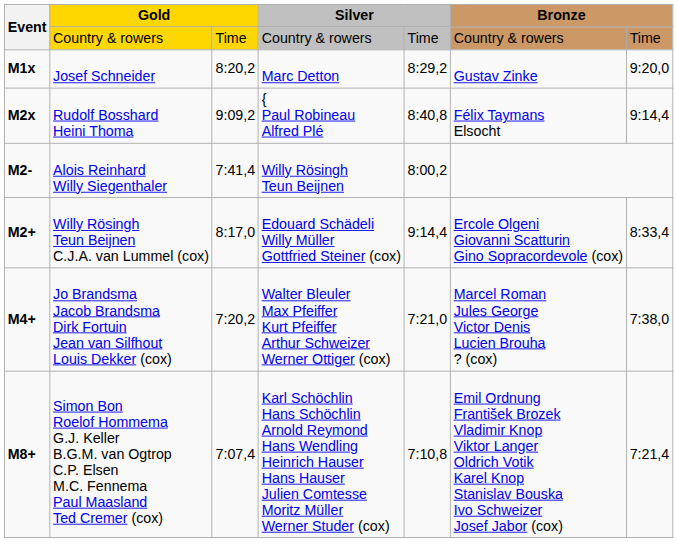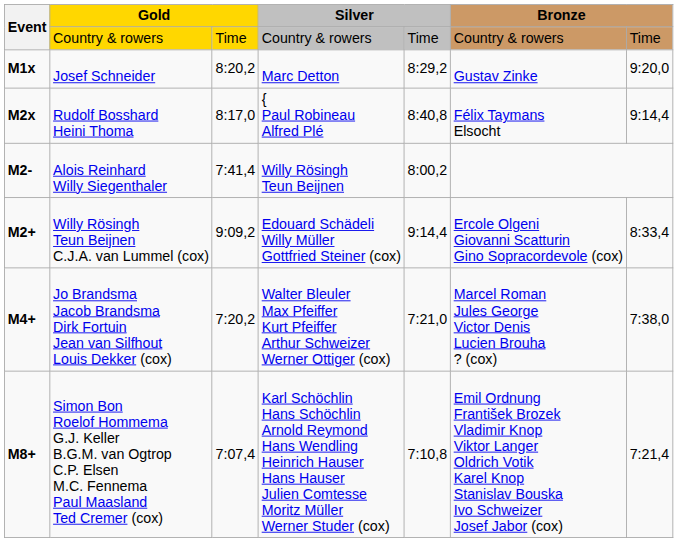(235, 115) 9:09,2 -> (235, 115) 8:17,0
(235, 232) 8:17,0 -> (235, 232) 9:09,2
